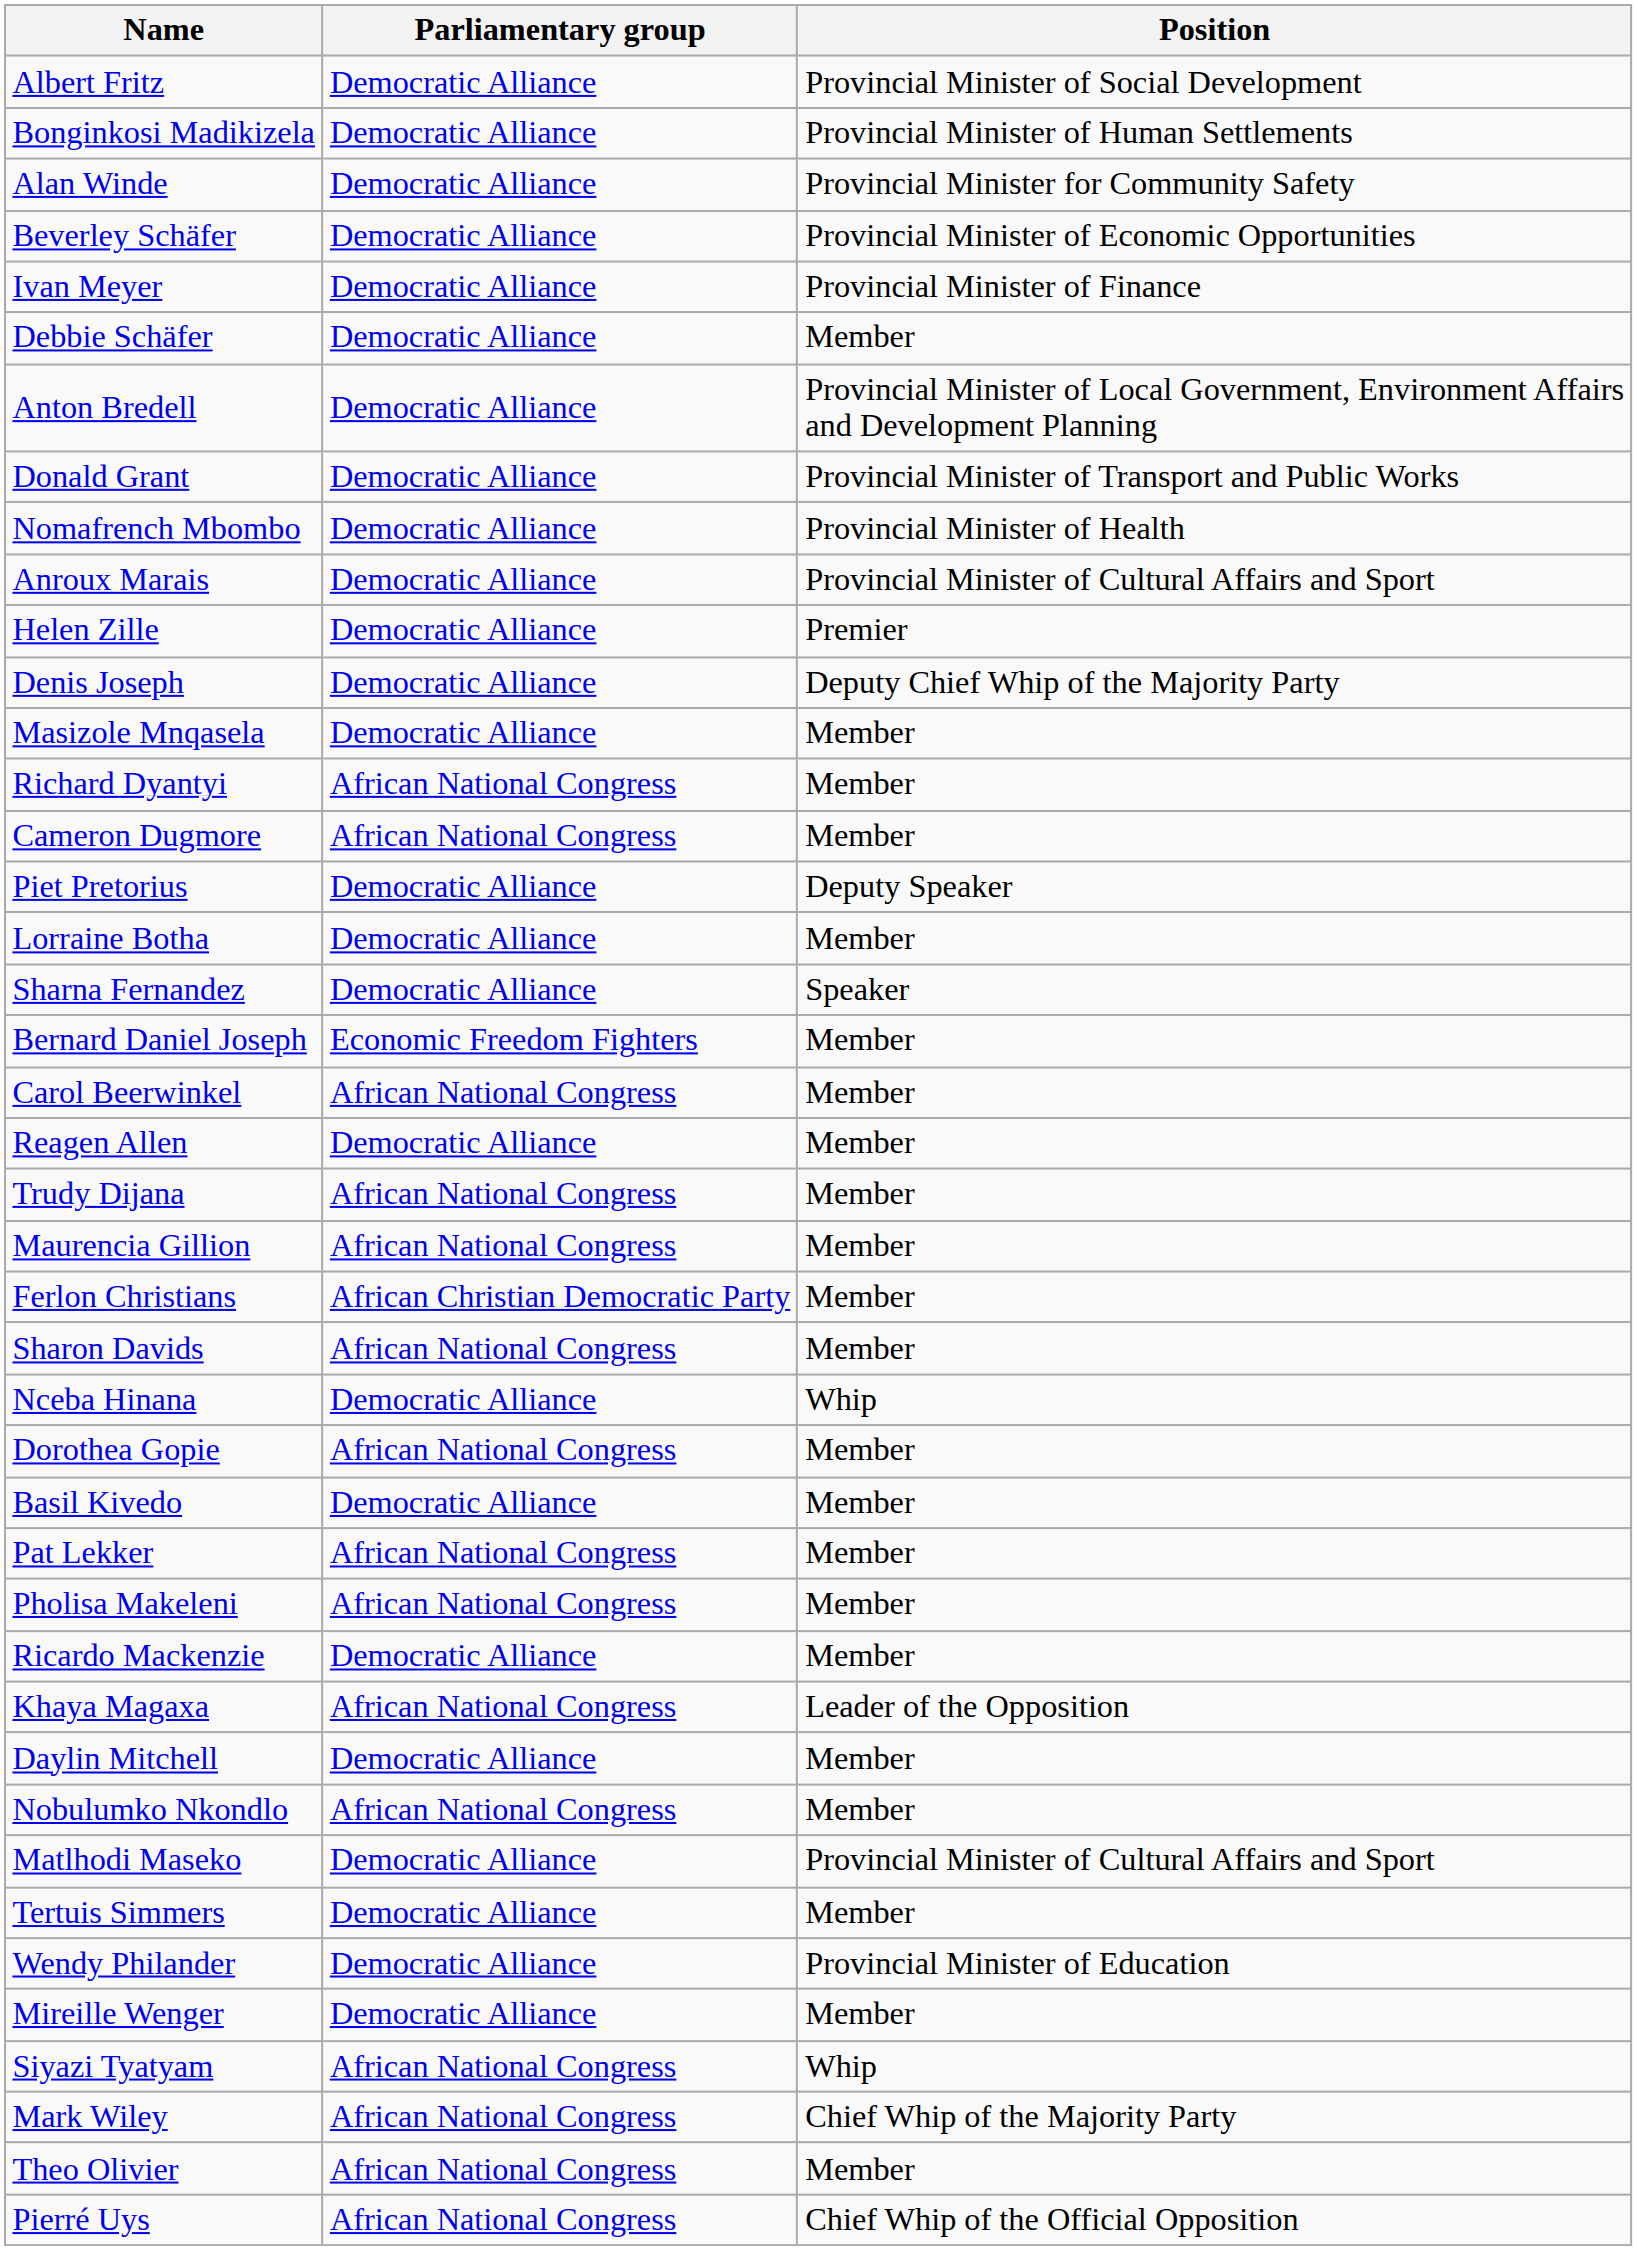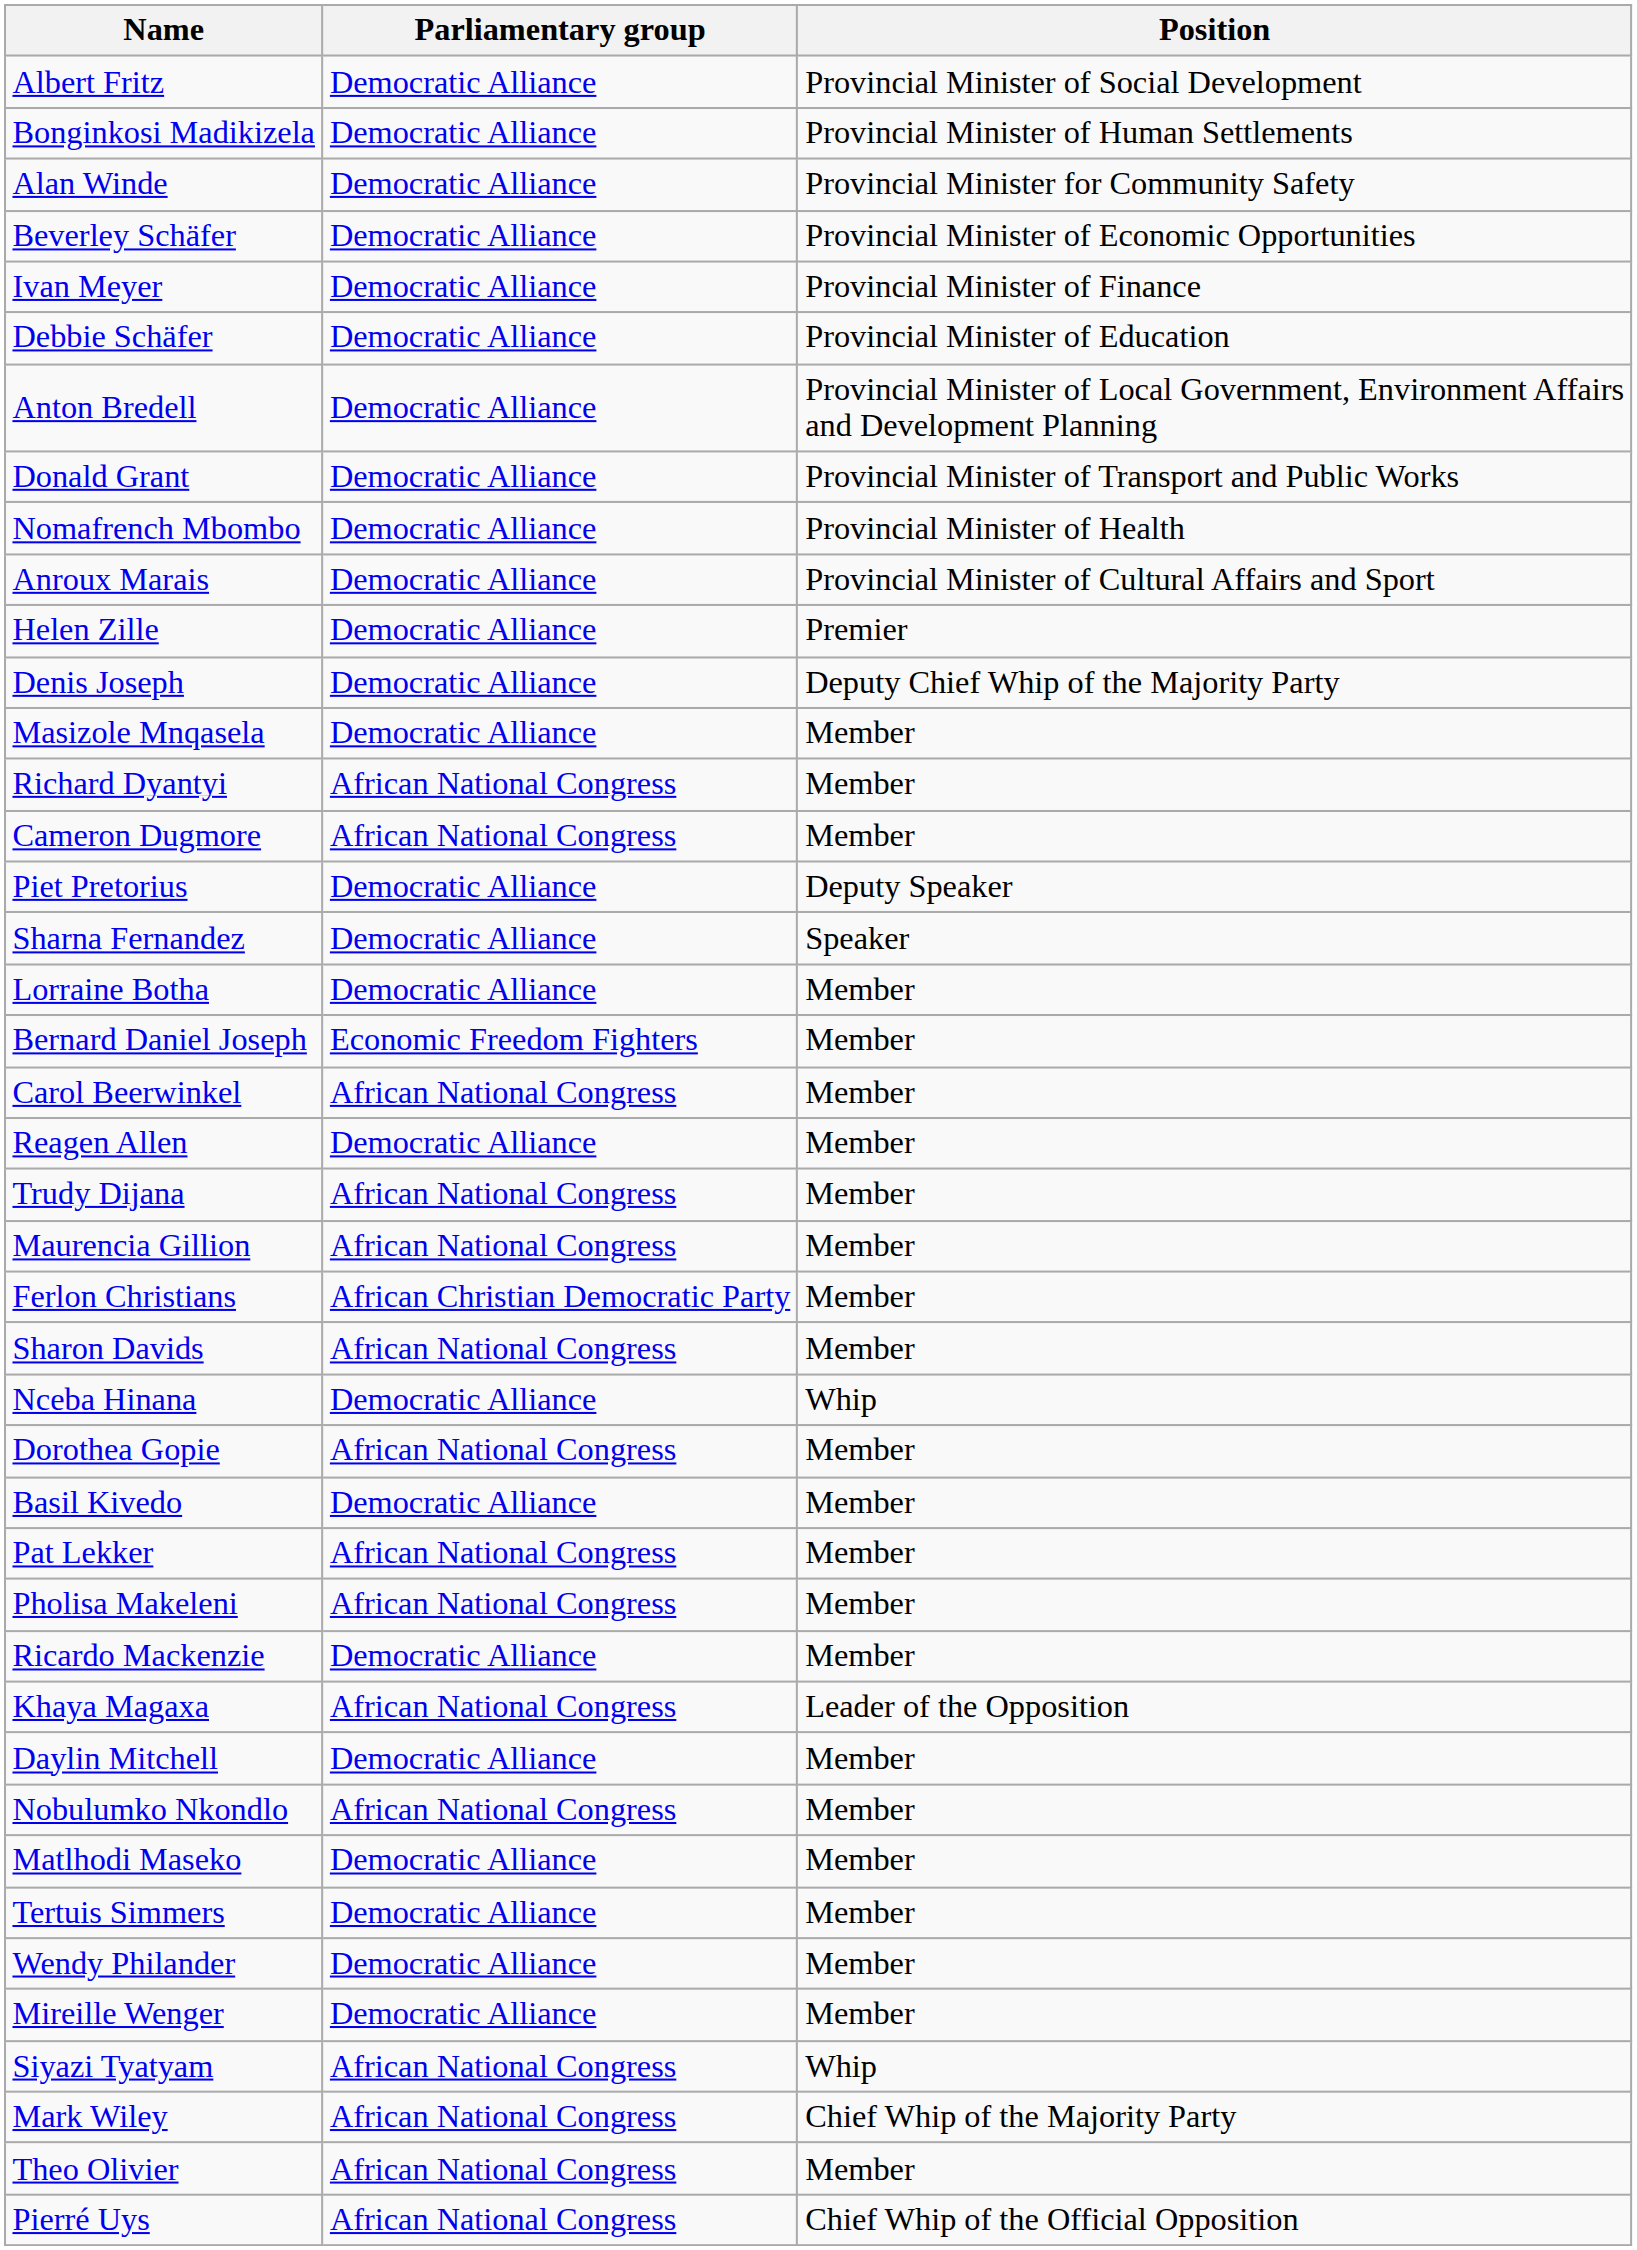(860, 337) Member -> (1017, 337) Provincial Minister of Education
rows swapped: (129, 989) <-> (111, 937)
(1120, 1860) Provincial Minister of Cultural Affairs and Sport -> (860, 1860) Member
(1017, 1963) Provincial Minister of Education -> (860, 1963) Member
